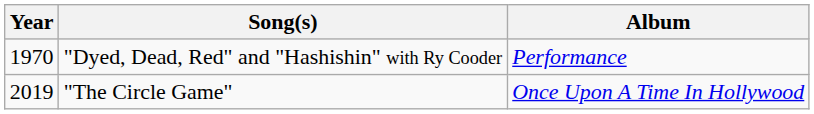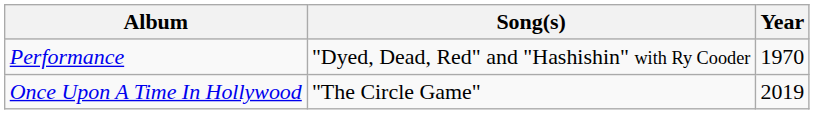columns swapped: (32, 21) <-> (658, 21)
